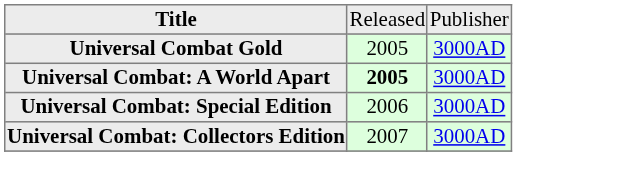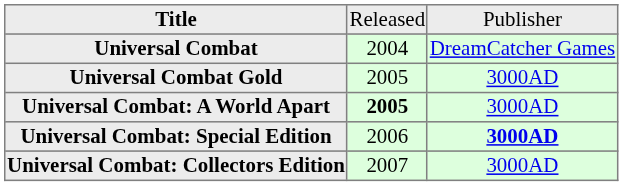+ row: (176, 48)
(469, 106) normal -> (522, 136) bold
